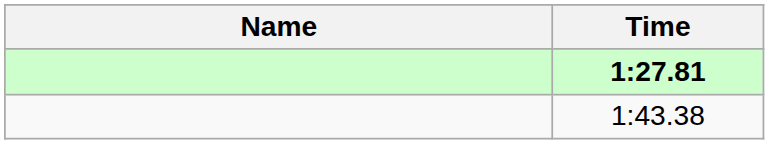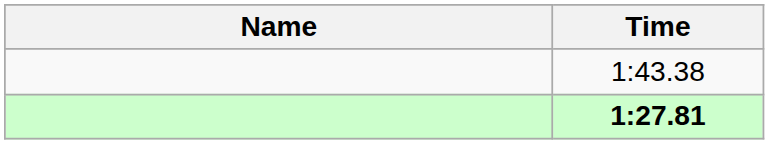rows swapped: (658, 71) <-> (658, 116)
